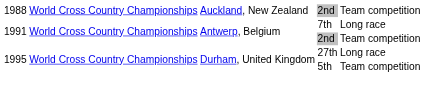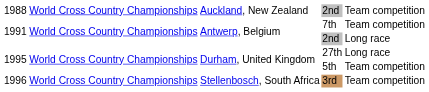(363, 24) Long race -> (385, 24) Team competition
(380, 39) Team competition -> (367, 39) Long race
+ row: (15, 81)
